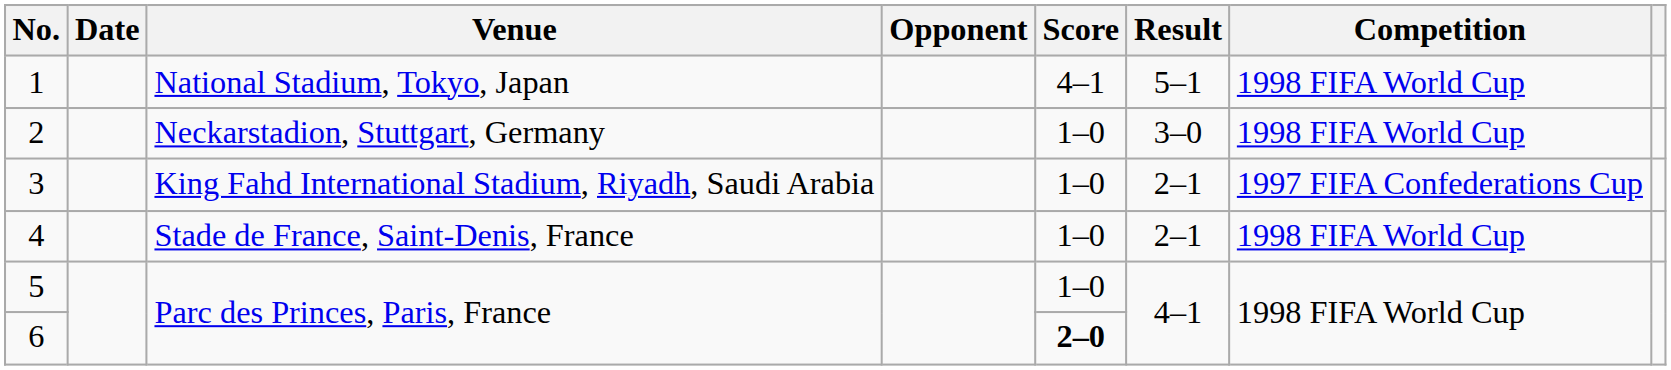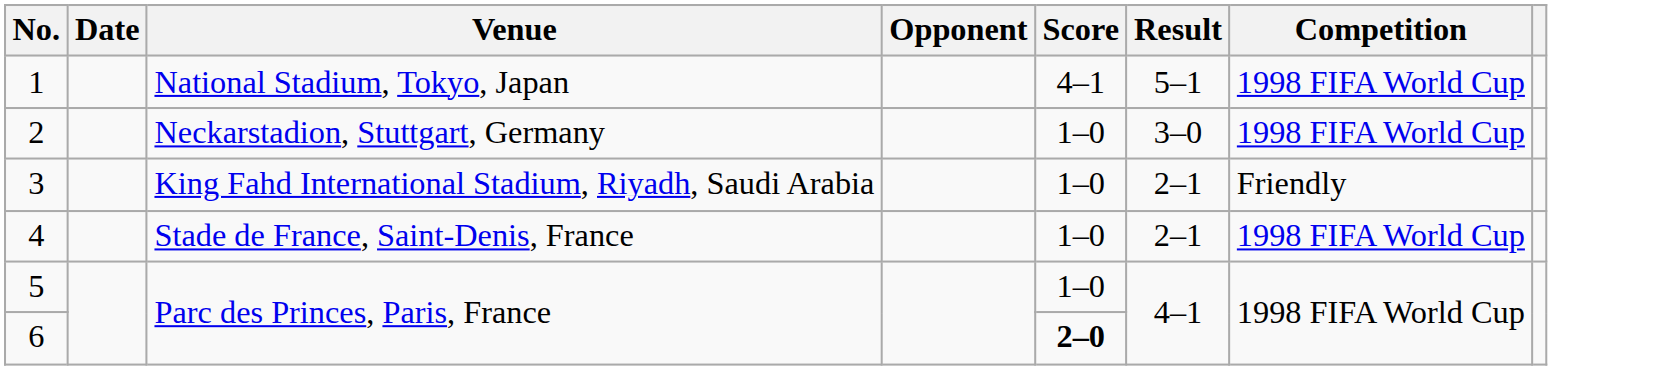(1440, 183) 1997 FIFA Confederations Cup -> (1292, 183) Friendly
